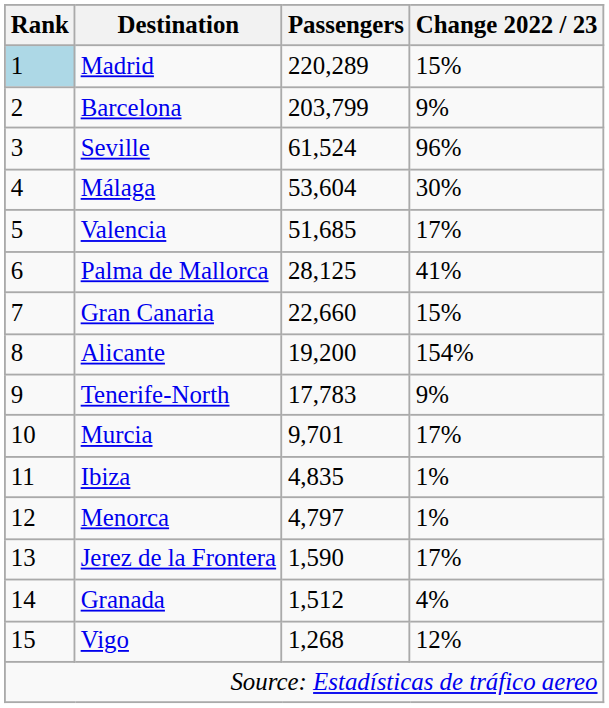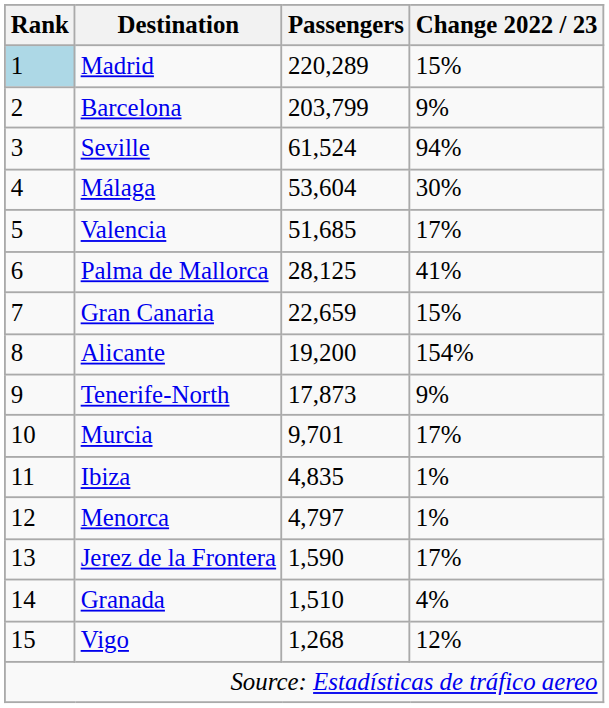(439, 147) 96% -> (439, 147) 94%
(322, 312) 22,660 -> (322, 312) 22,659
(322, 394) 17,783 -> (322, 394) 17,873
(316, 599) 1,512 -> (316, 599) 1,510
